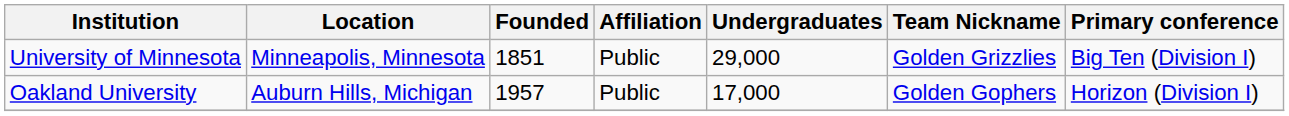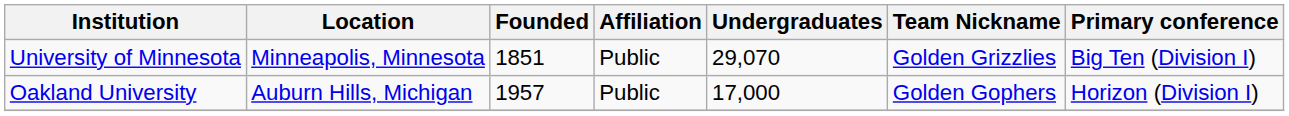(746, 57) 29,000 -> (746, 57) 29,070
